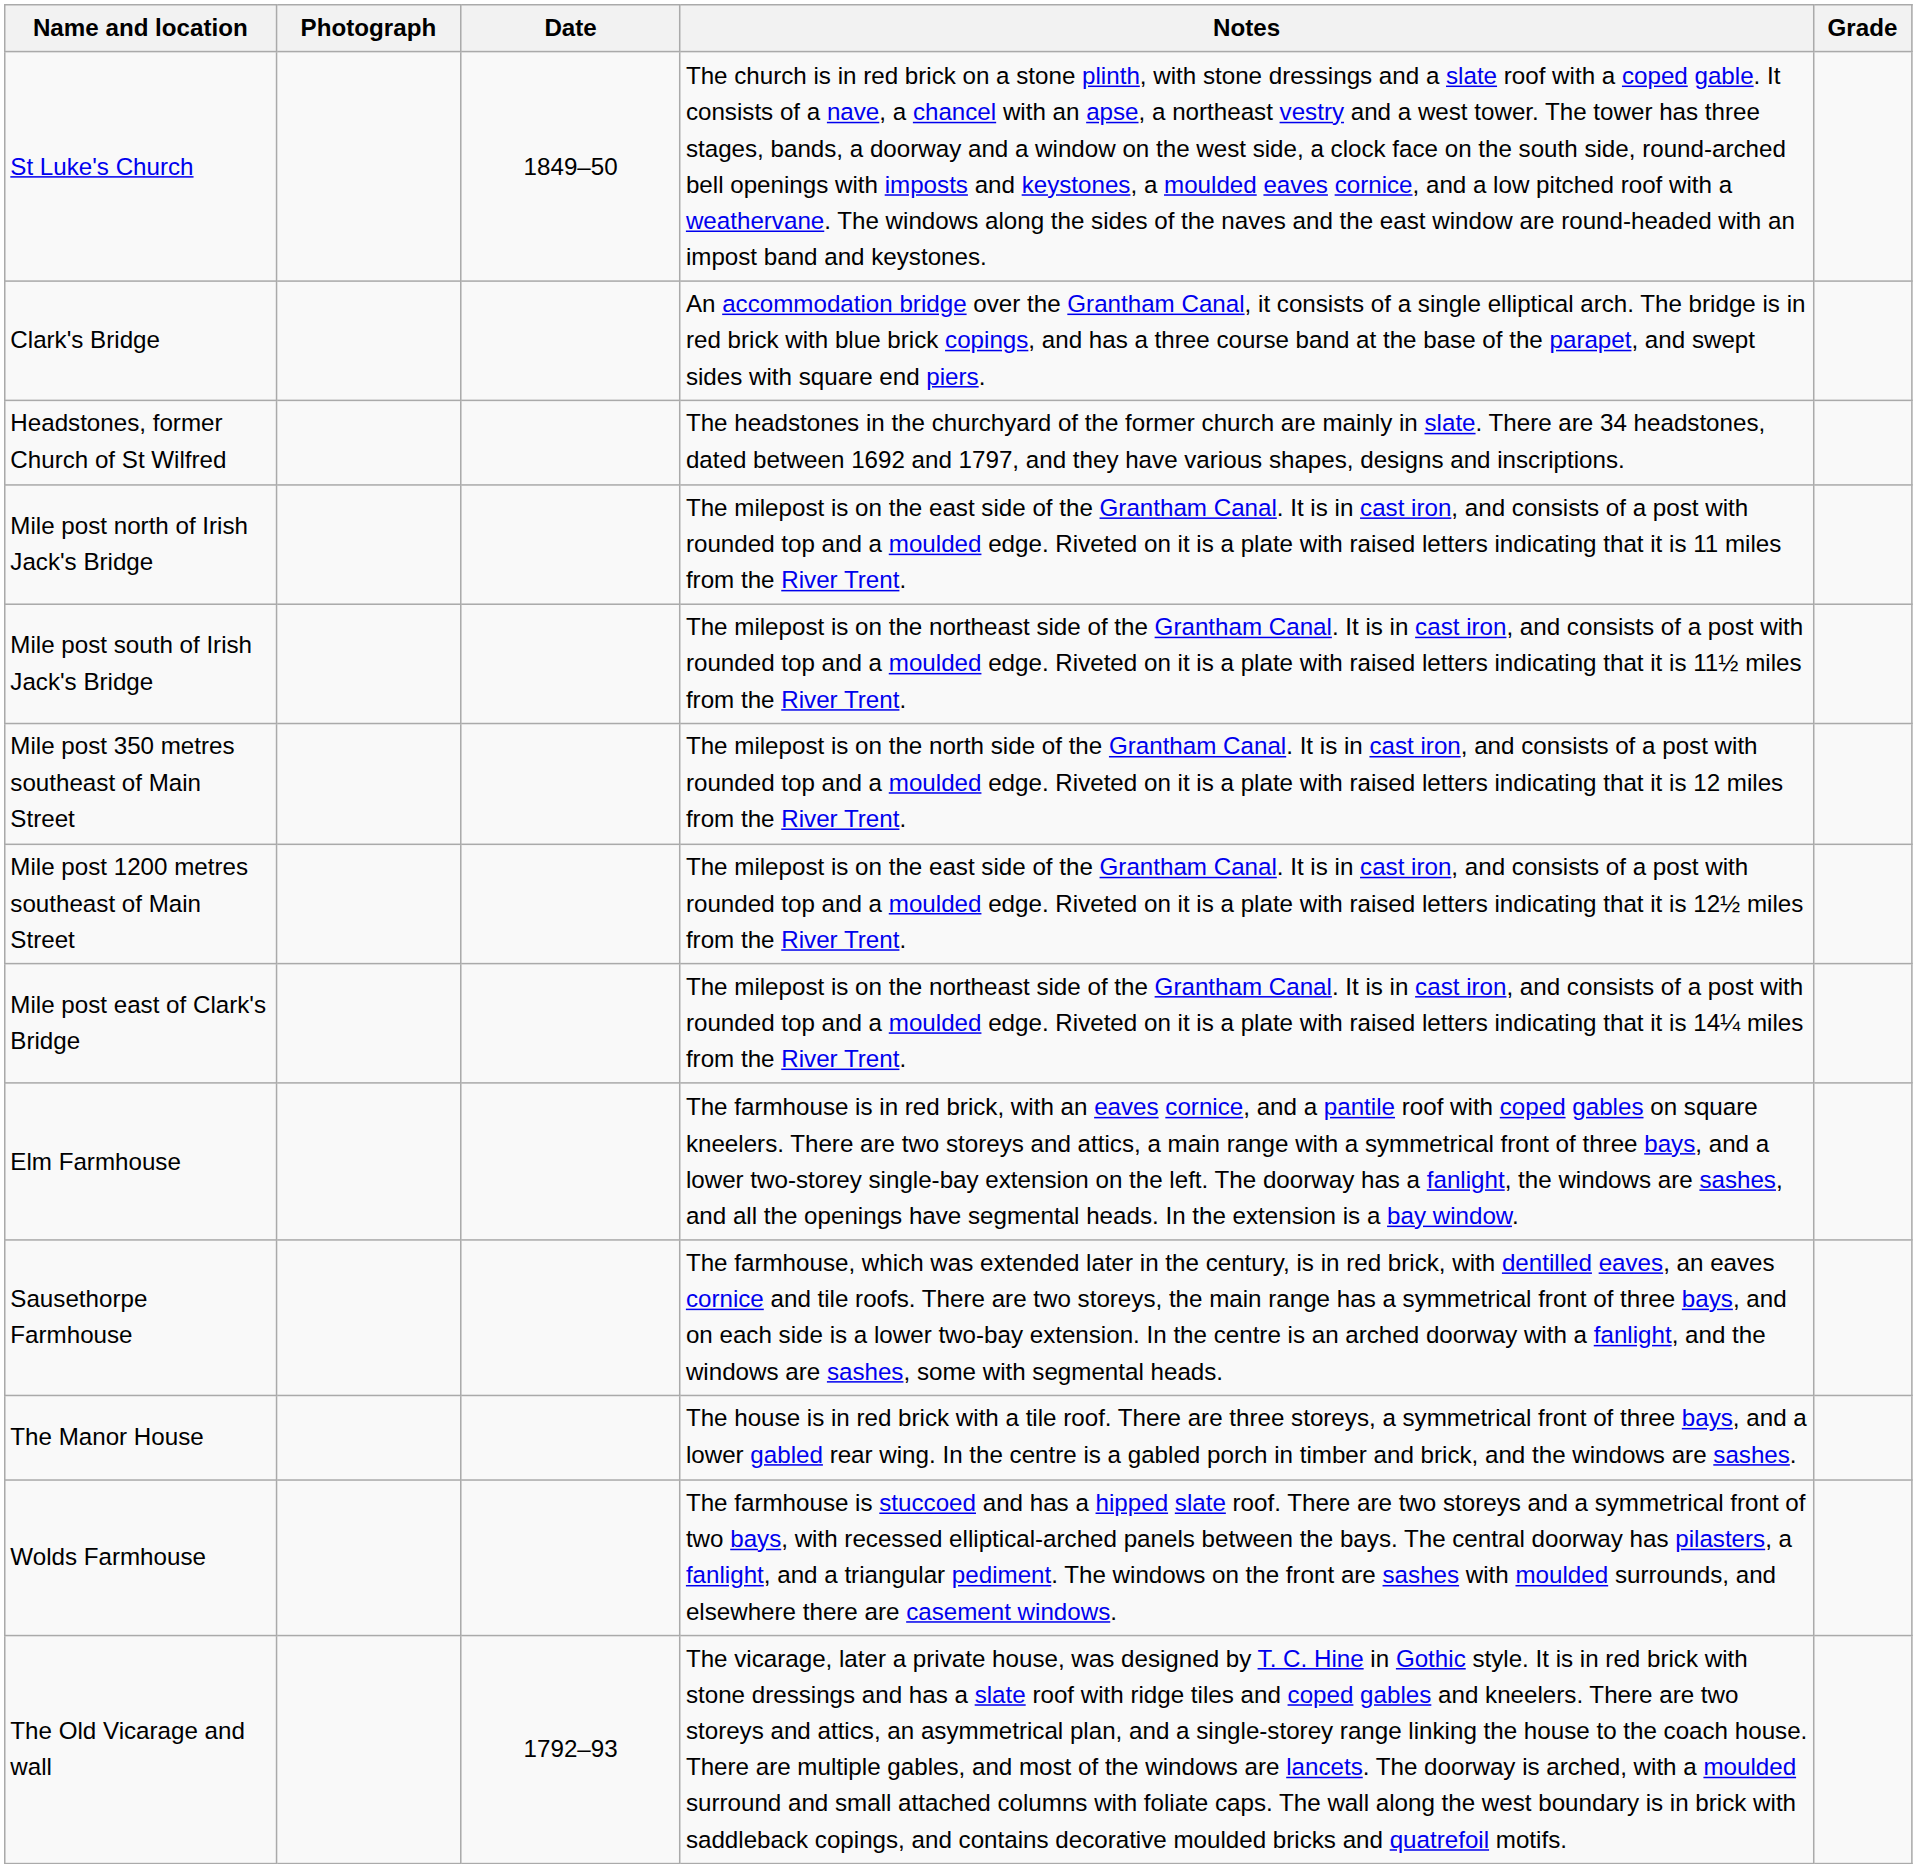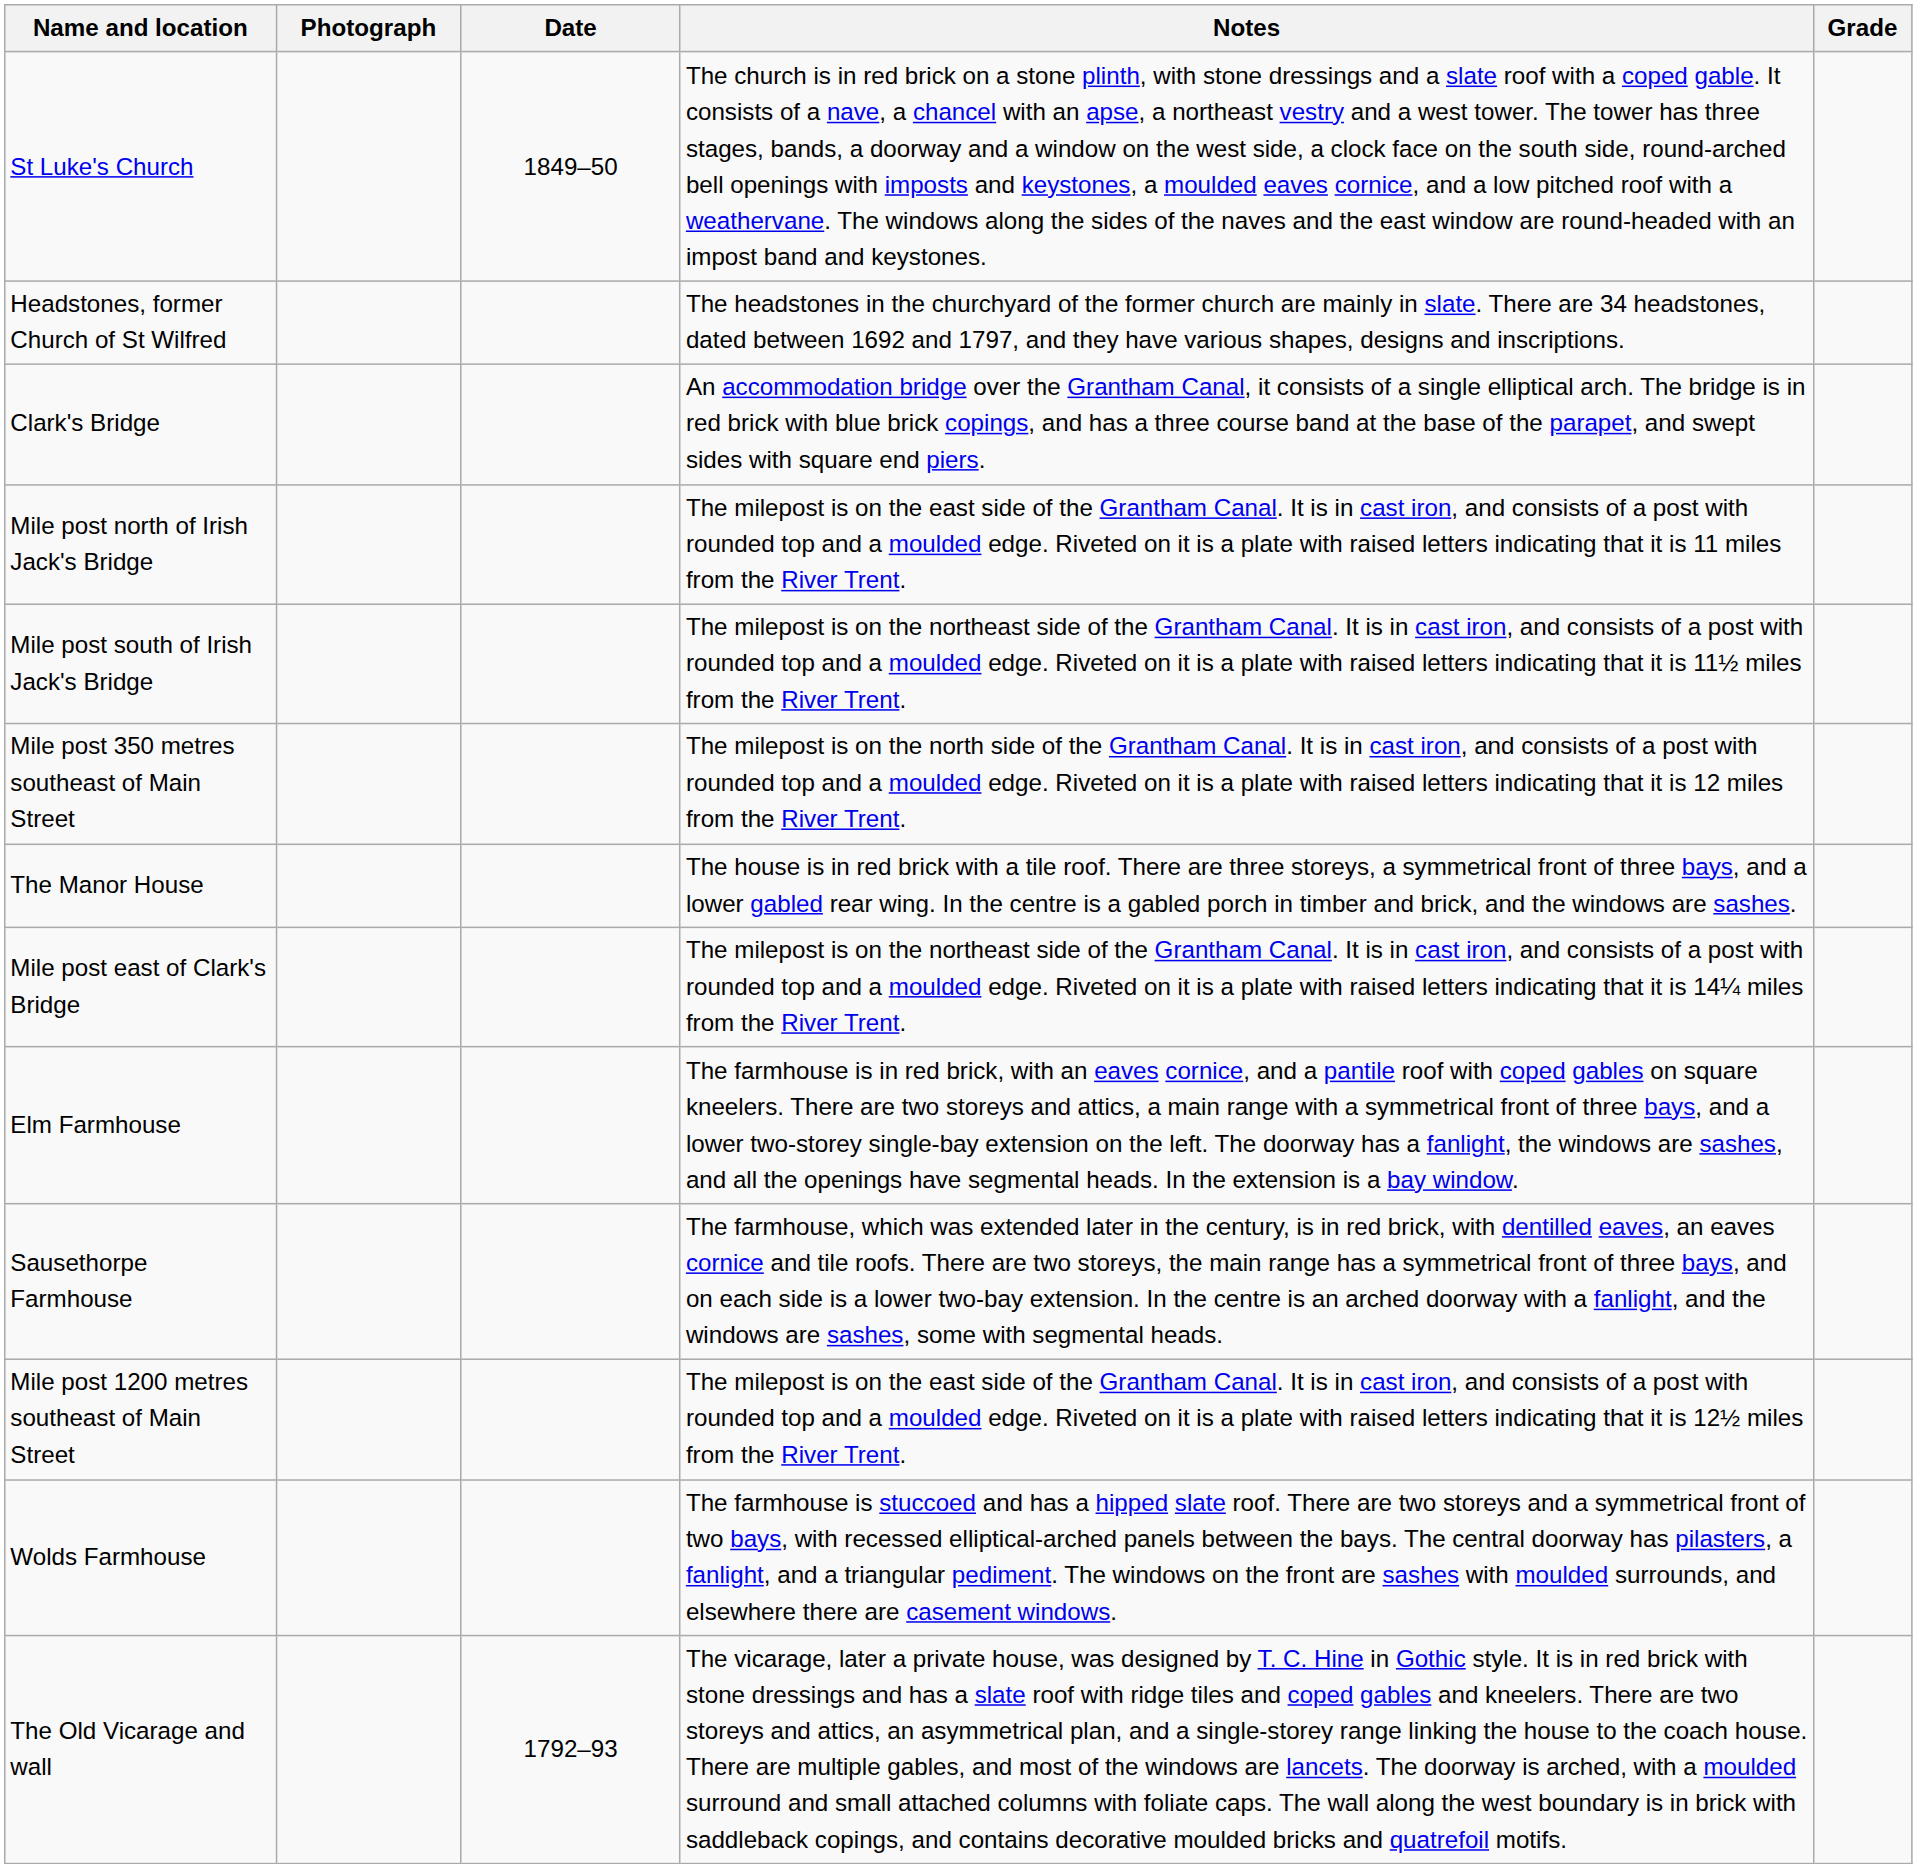rows swapped: (118, 442) <-> (85, 340)
rows swapped: (129, 903) <-> (107, 1437)
